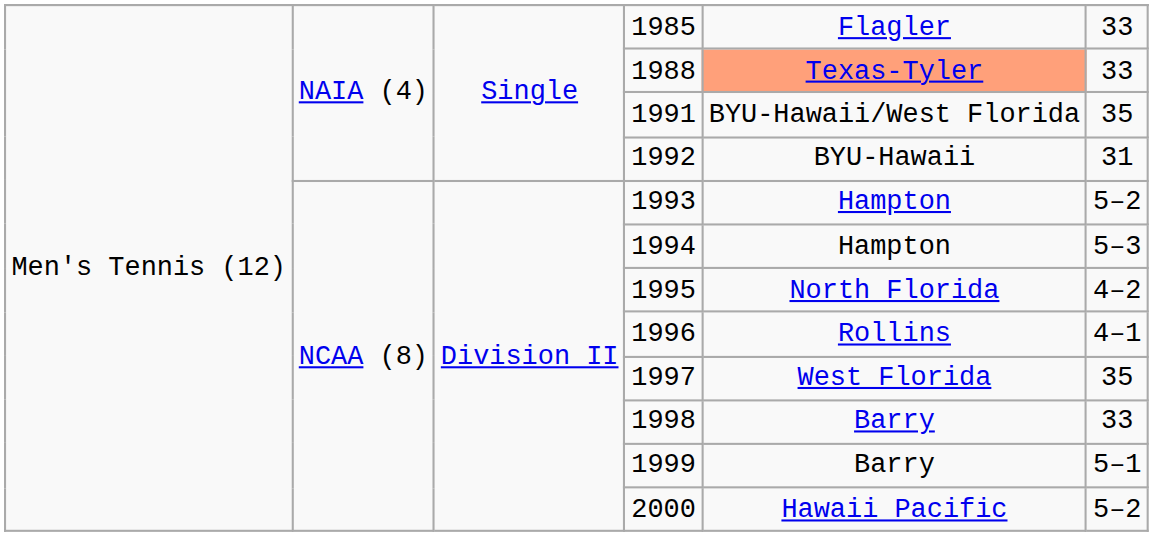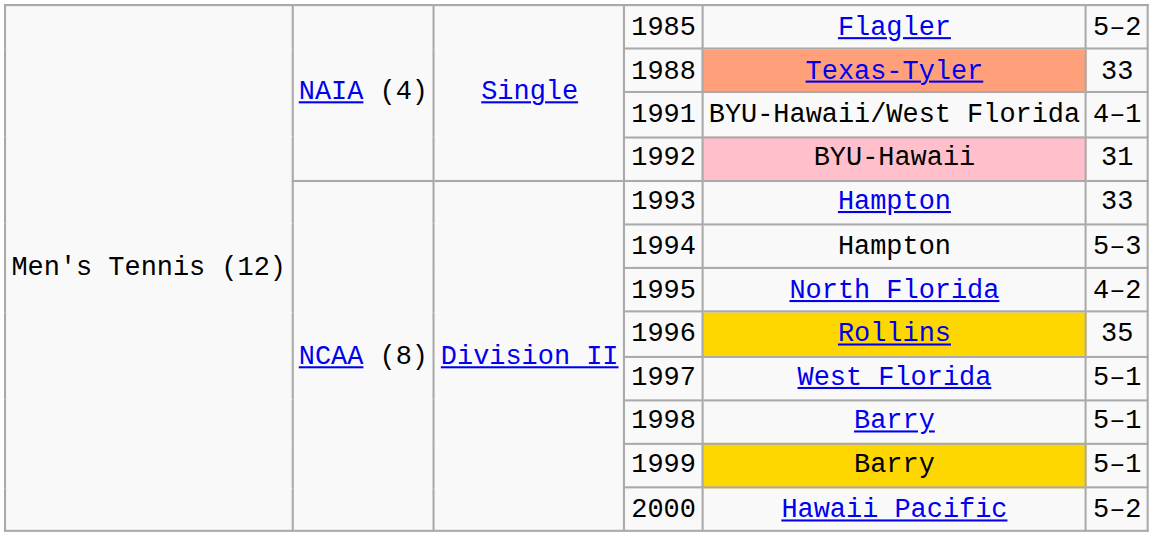(1117, 27) 33 -> (1117, 27) 5–2
(1117, 115) 35 -> (1117, 115) 4–1
(894, 159) no background -> (894, 159) pink background
(1117, 202) 5–2 -> (1117, 202) 33
(894, 334) no background -> (894, 334) gold background
(1117, 334) 4–1 -> (1117, 334) 35
(1117, 378) 35 -> (1117, 378) 5–1
(1117, 422) 33 -> (1117, 422) 5–1
(894, 466) no background -> (894, 466) gold background
